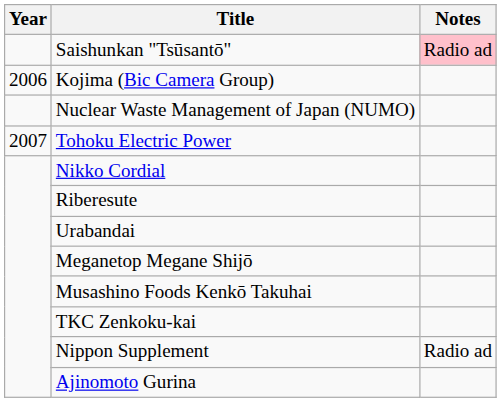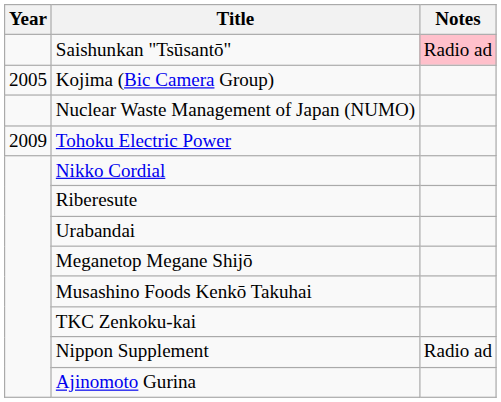(28, 79) 2006 -> (28, 79) 2005
(28, 140) 2007 -> (28, 140) 2009
